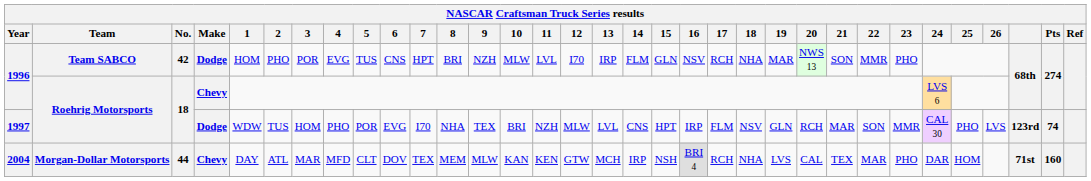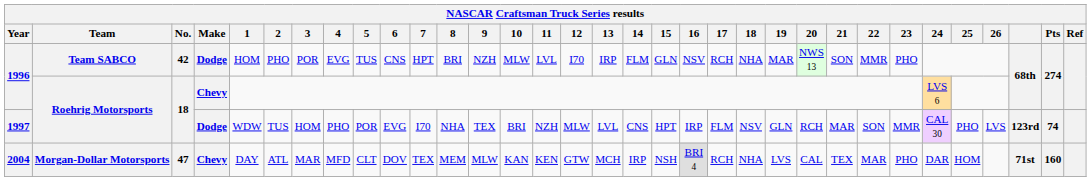(183, 159) 44 -> (183, 159) 47
